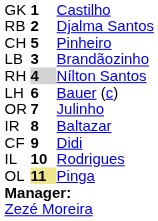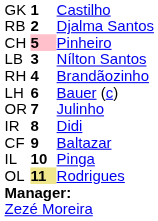(35, 43) no background -> (35, 43) pink background
(103, 59) Brandãozinho -> (102, 59) Nílton Santos
(35, 76) lightgrey background -> (35, 76) no background
(102, 76) Nílton Santos -> (103, 76) Brandãozinho
(84, 126) Baltazar -> (70, 126) Didi
(70, 142) Didi -> (84, 142) Baltazar
(91, 159) Rodrigues -> (76, 159) Pinga
(76, 176) Pinga -> (91, 176) Rodrigues
